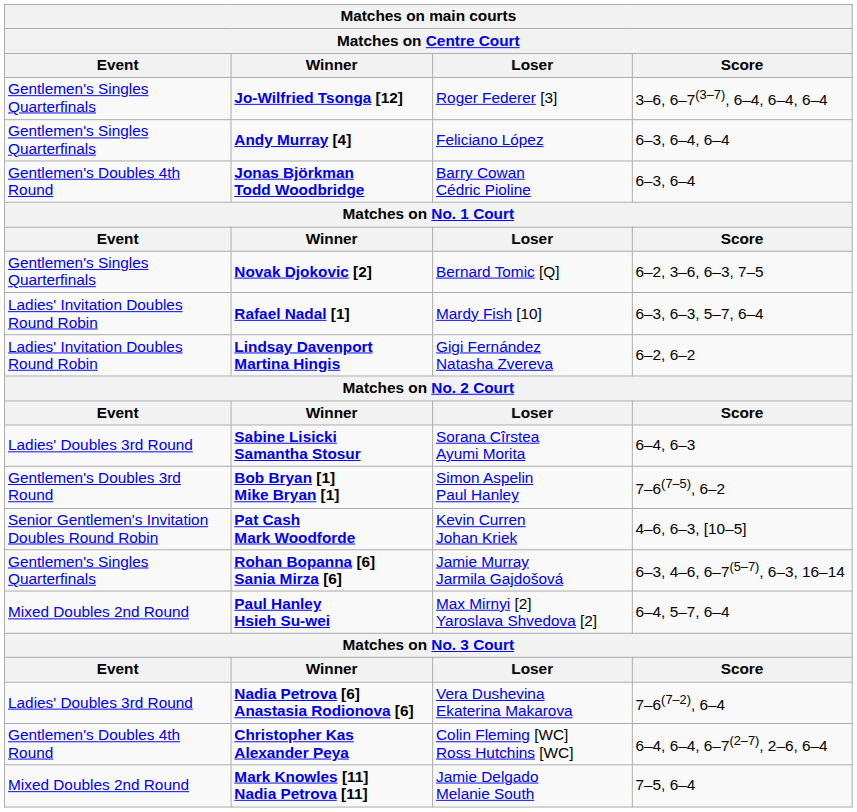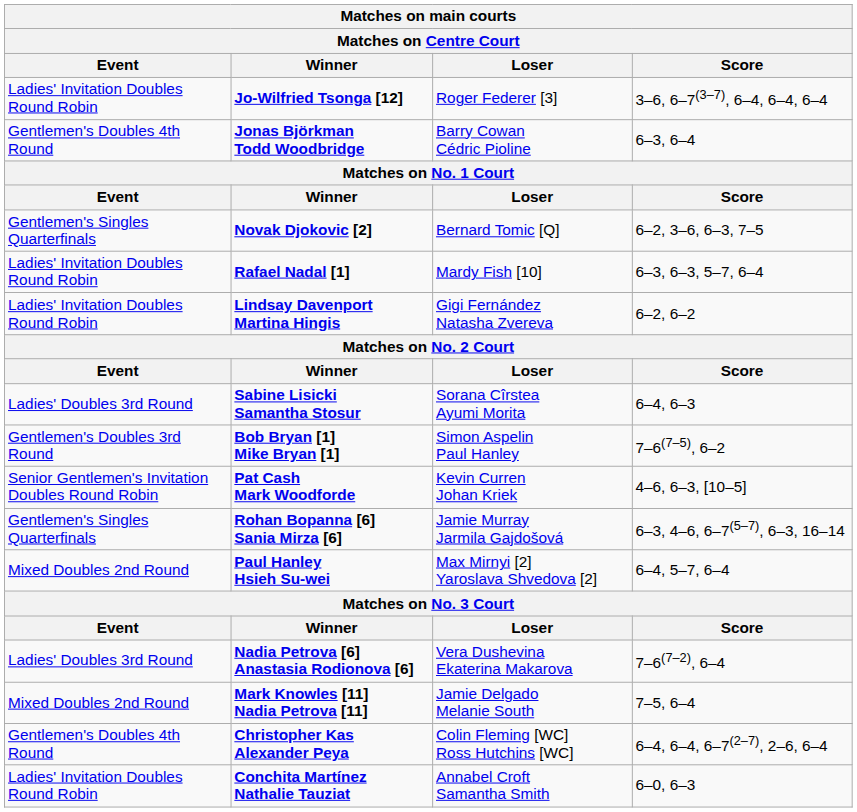(78, 98) Gentlemen's Singles Quarterfinals -> (95, 98) Ladies' Invitation Doubles Round Robin
- row: (293, 140)
rows swapped: (294, 744) <-> (301, 785)
+ row: (300, 785)
